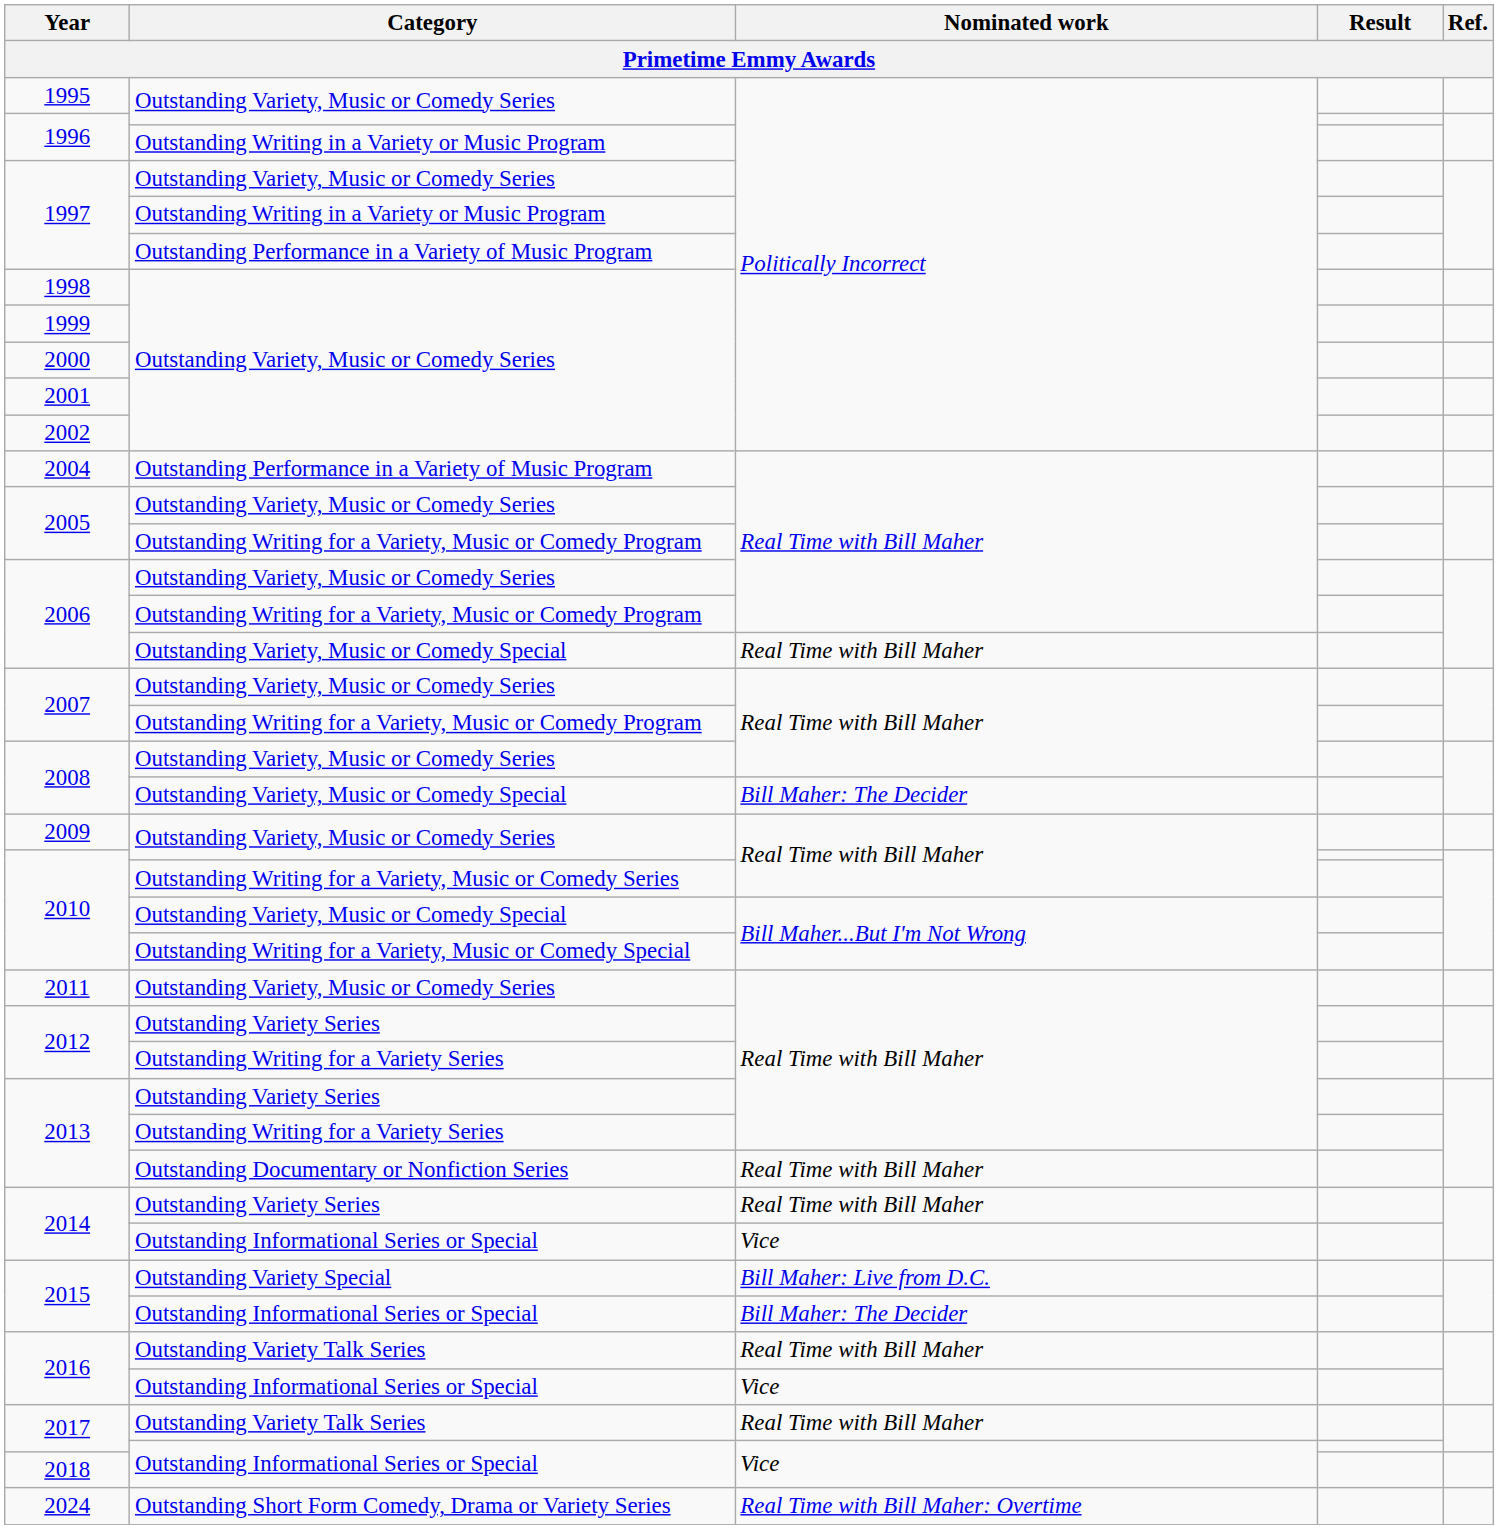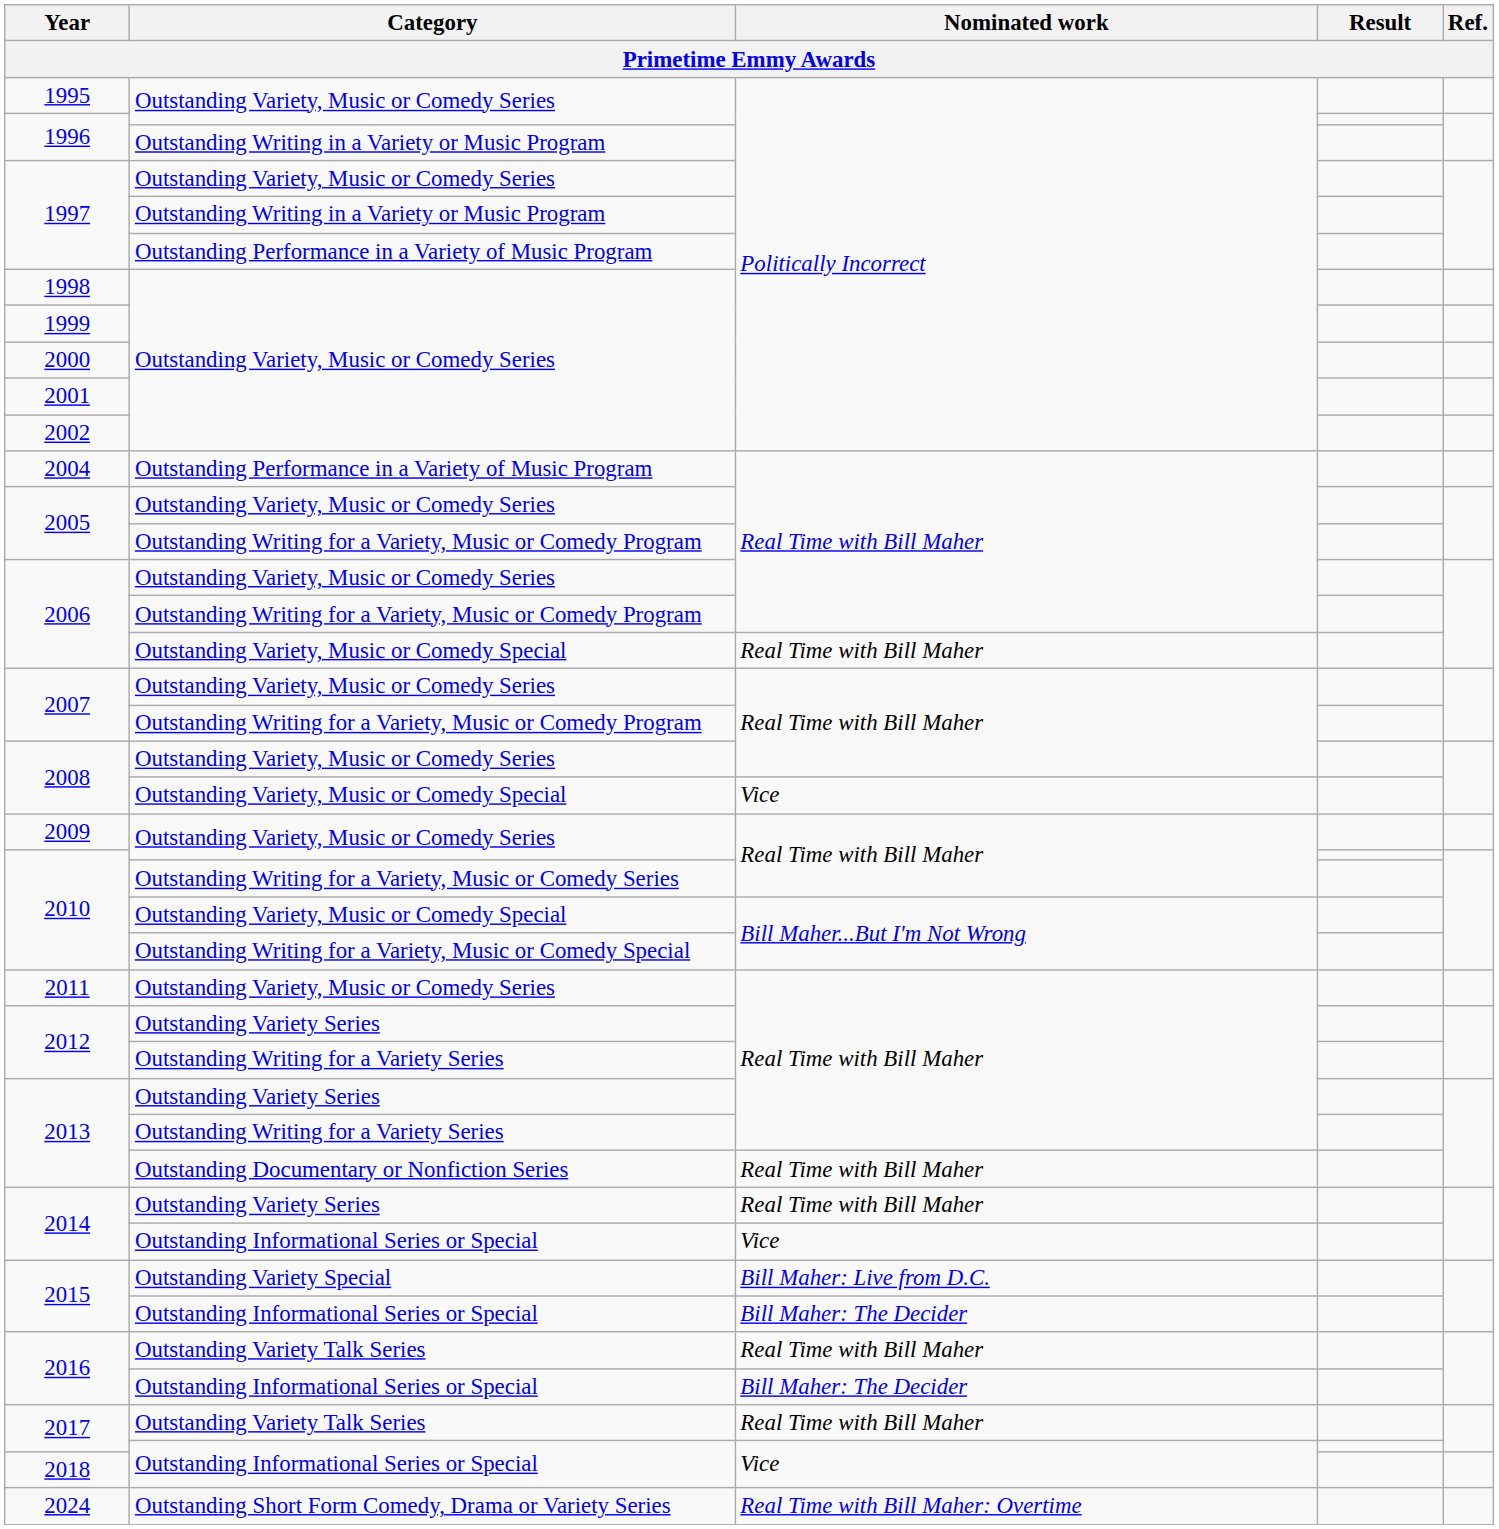(854, 795) Bill Maher: The Decider -> (760, 795) Vice
(760, 1386) Vice -> (854, 1386) Bill Maher: The Decider
